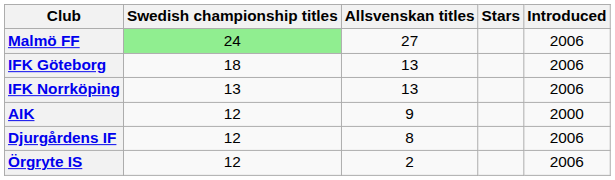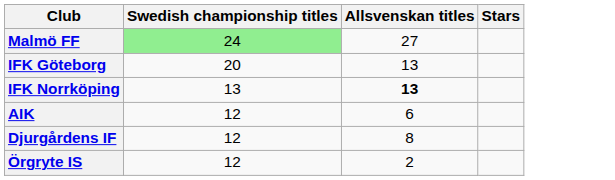- column: (567, 16)
(232, 65) 18 -> (232, 65) 20
(410, 89) normal -> (410, 89) bold
(410, 114) 9 -> (410, 114) 6
